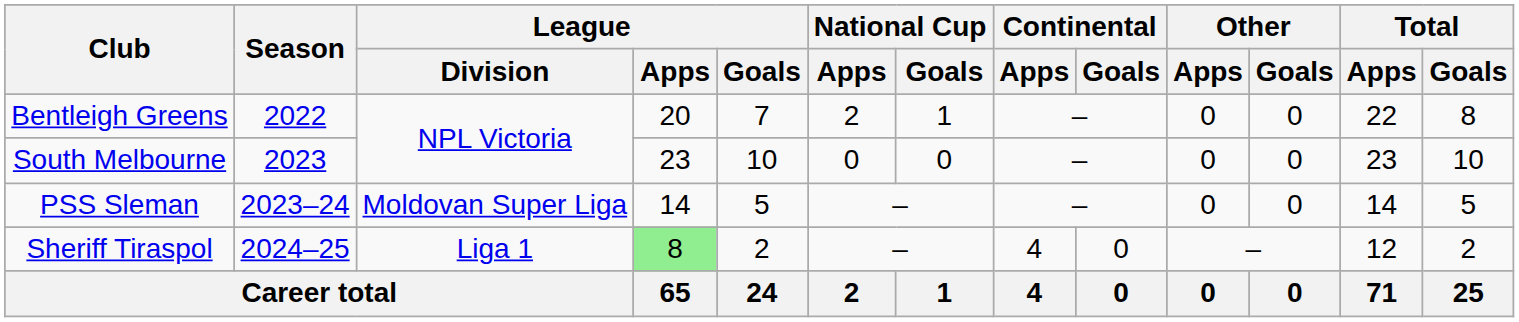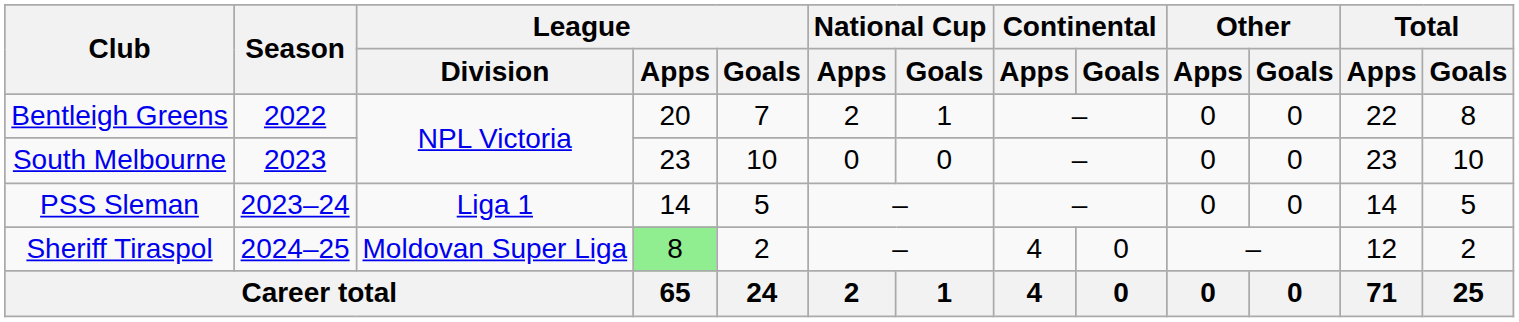(495, 204) Moldovan Super Liga -> (495, 204) Liga 1
(495, 248) Liga 1 -> (495, 248) Moldovan Super Liga
